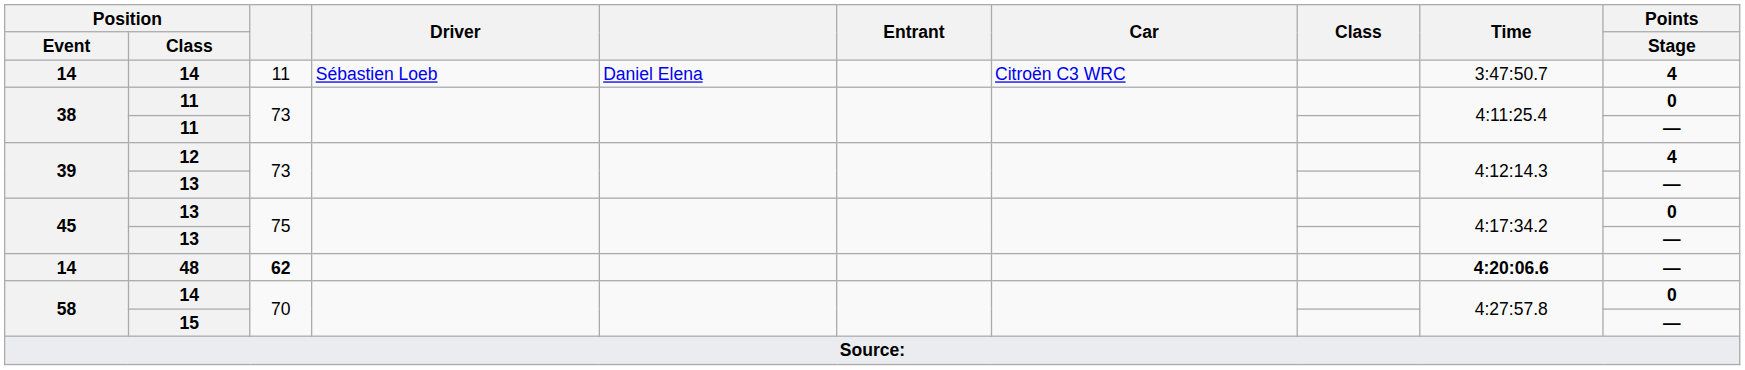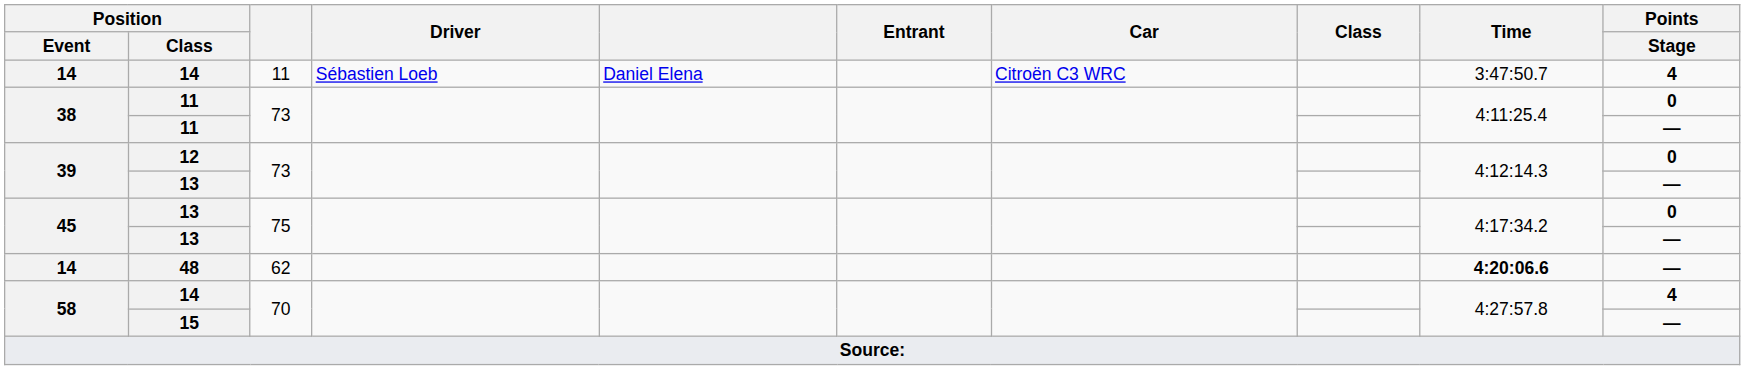(1672, 156) 4 -> (1672, 156) 0
(281, 267) bold -> (281, 267) normal
(1672, 295) 0 -> (1672, 295) 4
